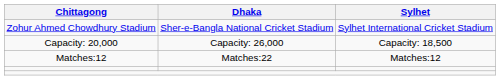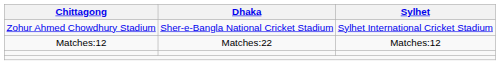- row: (81, 43)
